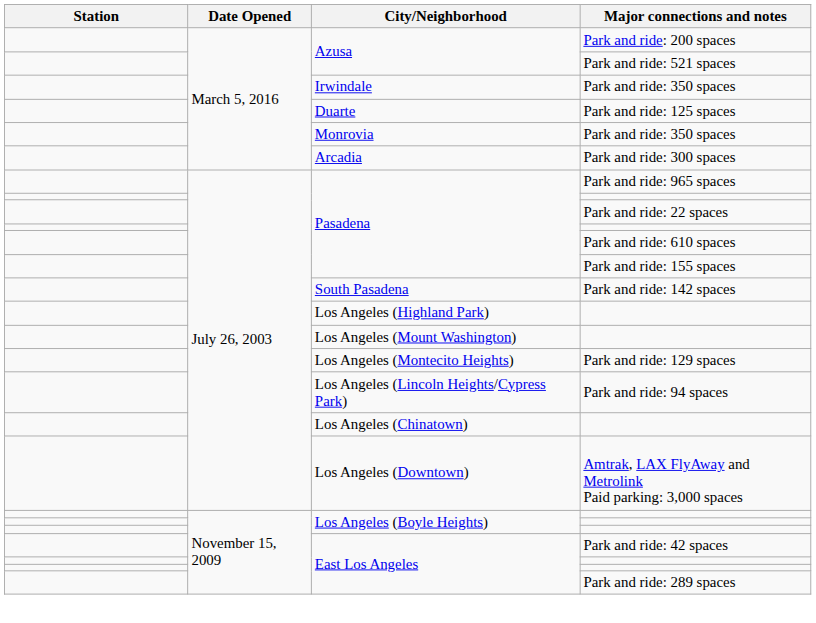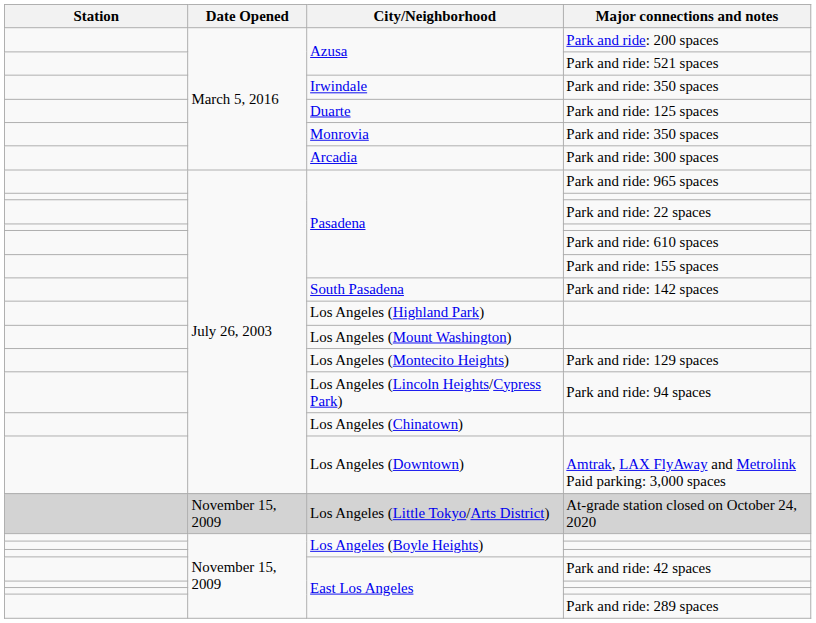+ row: (430, 513)
